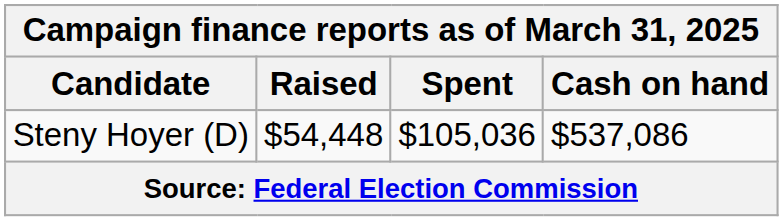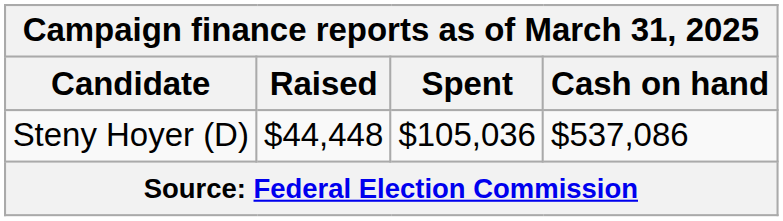(324, 135) $54,448 -> (324, 135) $44,448
